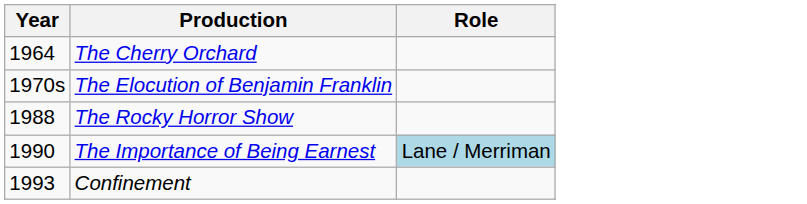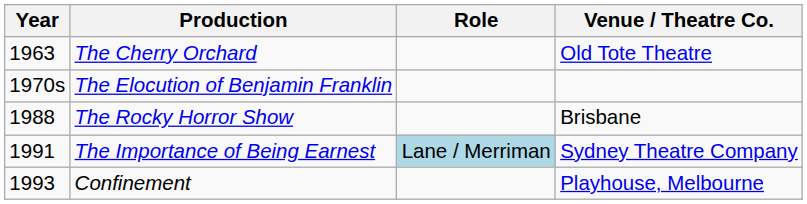+ column: (679, 20)
(32, 53) 1964 -> (32, 53) 1963
(32, 150) 1990 -> (32, 150) 1991
